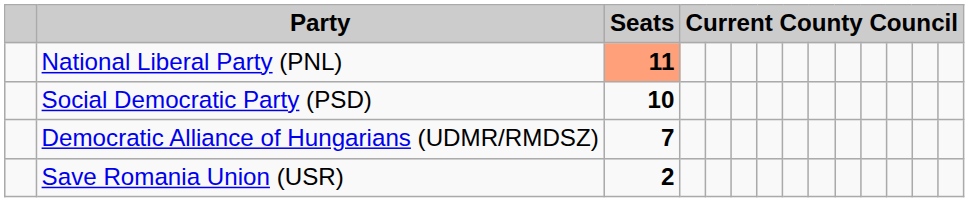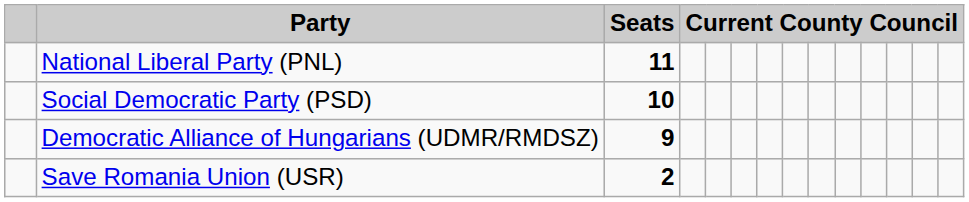(662, 61) lightsalmon background -> (662, 61) no background
(668, 138) 7 -> (668, 138) 9
